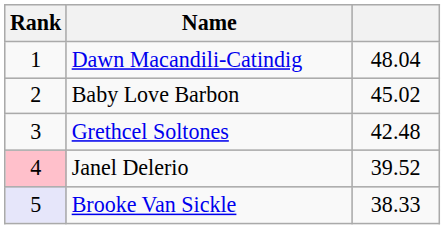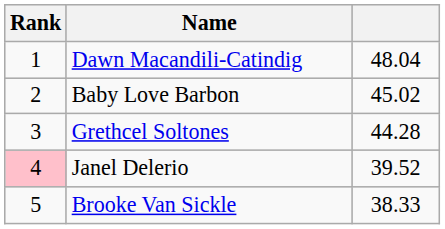(396, 132) 42.48 -> (396, 132) 44.28
(36, 204) lavender background -> (36, 204) no background
